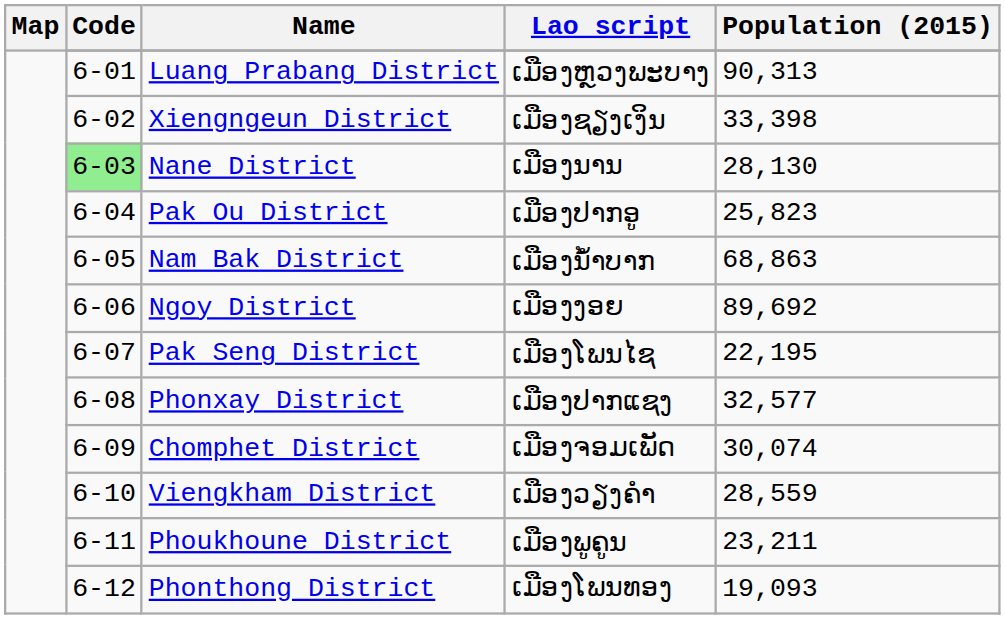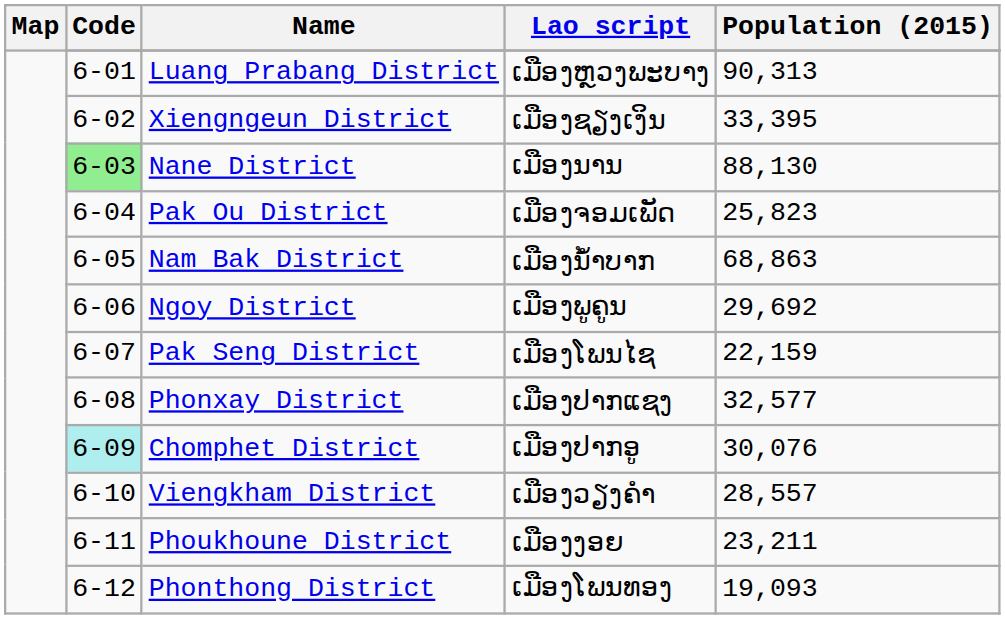(770, 120) 33,398 -> (770, 120) 33,395
(770, 167) 28,130 -> (770, 167) 88,130
(577, 215) ເມືອງປາກອູ -> (594, 215) ເມືອງຈອມເພັດ
(567, 308) ເມືອງງອຍ -> (570, 308) ເມືອງພູຄູນ
(770, 307) 89,692 -> (770, 307) 29,692
(770, 354) 22,195 -> (770, 354) 22,159
(104, 448) no background -> (104, 448) paleturquoise background
(594, 449) ເມືອງຈອມເພັດ -> (577, 449) ເມືອງປາກອູ
(770, 448) 30,074 -> (770, 448) 30,076
(770, 495) 28,559 -> (770, 495) 28,557
(570, 543) ເມືອງພູຄູນ -> (567, 543) ເມືອງງອຍ
